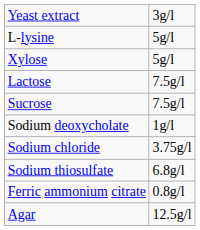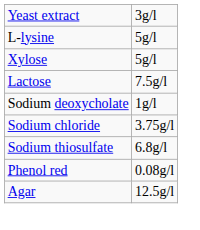- row: (30, 103)
- row: (77, 192)
+ row: (38, 170)
